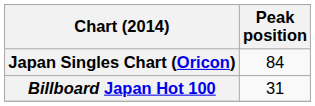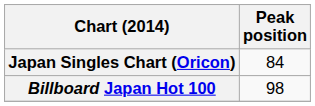(275, 88) 31 -> (275, 88) 98
